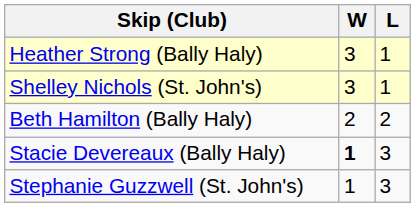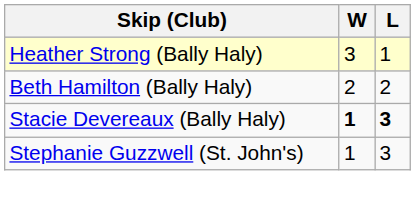- row: (136, 86)
(385, 152) normal -> (385, 119) bold
